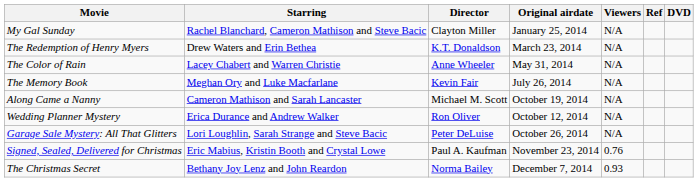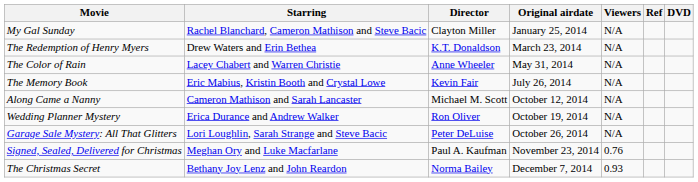(262, 82) Meghan Ory and Luke Macfarlane -> (286, 82) Eric Mabius, Kristin Booth and Crystal Lowe
(550, 99) October 19, 2014 -> (550, 99) October 12, 2014
(550, 116) October 12, 2014 -> (550, 116) October 19, 2014
(286, 151) Eric Mabius, Kristin Booth and Crystal Lowe -> (262, 151) Meghan Ory and Luke Macfarlane
